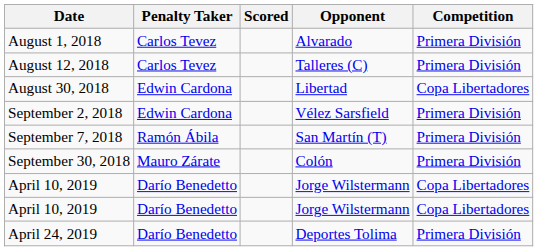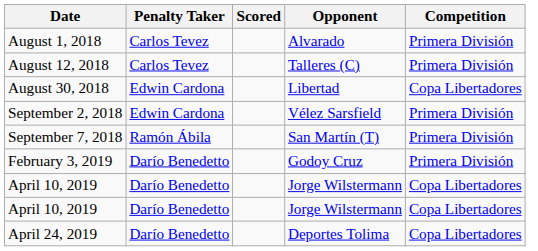- row: (69, 161)
+ row: (60, 161)
(469, 233) Primera División -> (465, 233) Copa Libertadores
